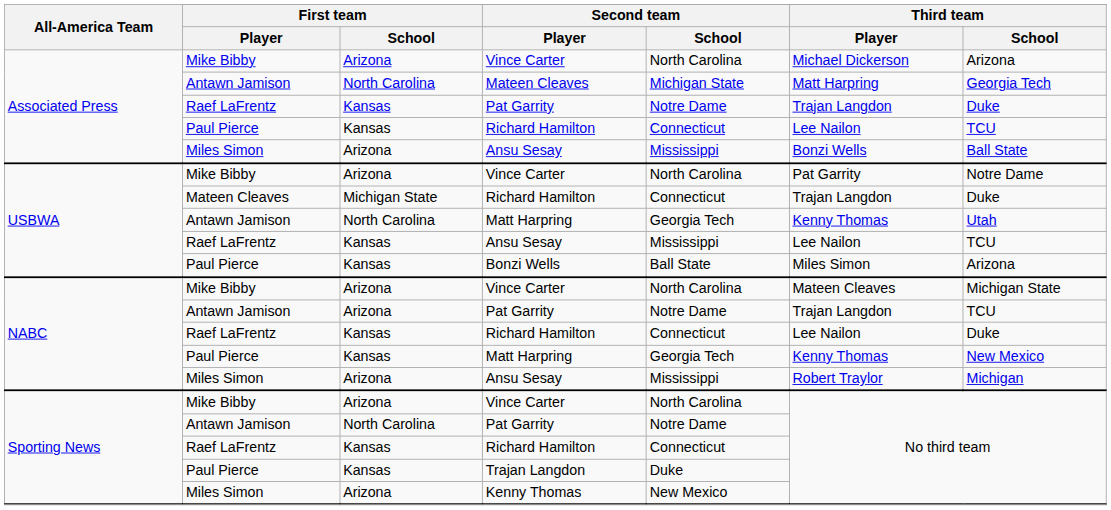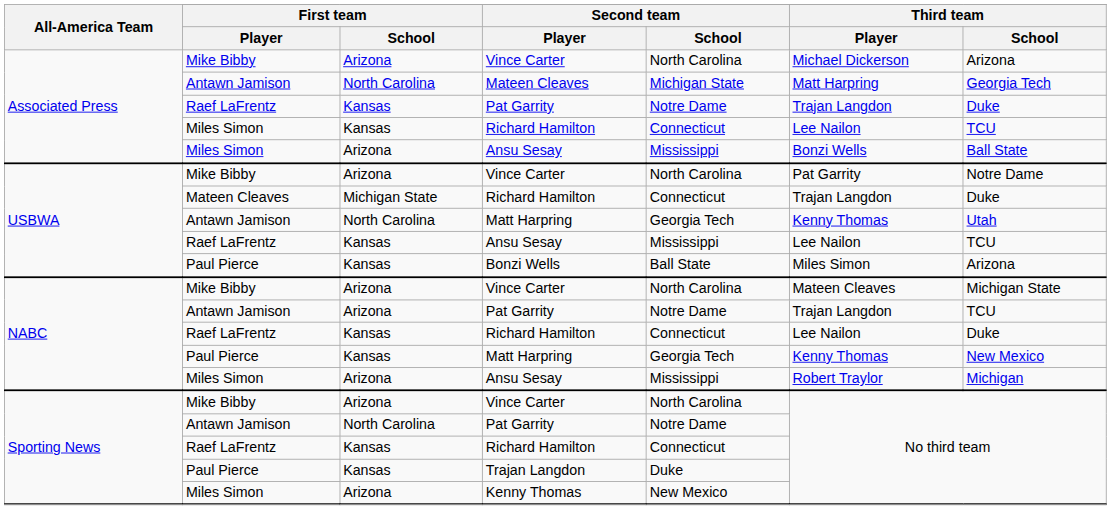(222, 128) Paul Pierce -> (225, 128) Miles Simon
